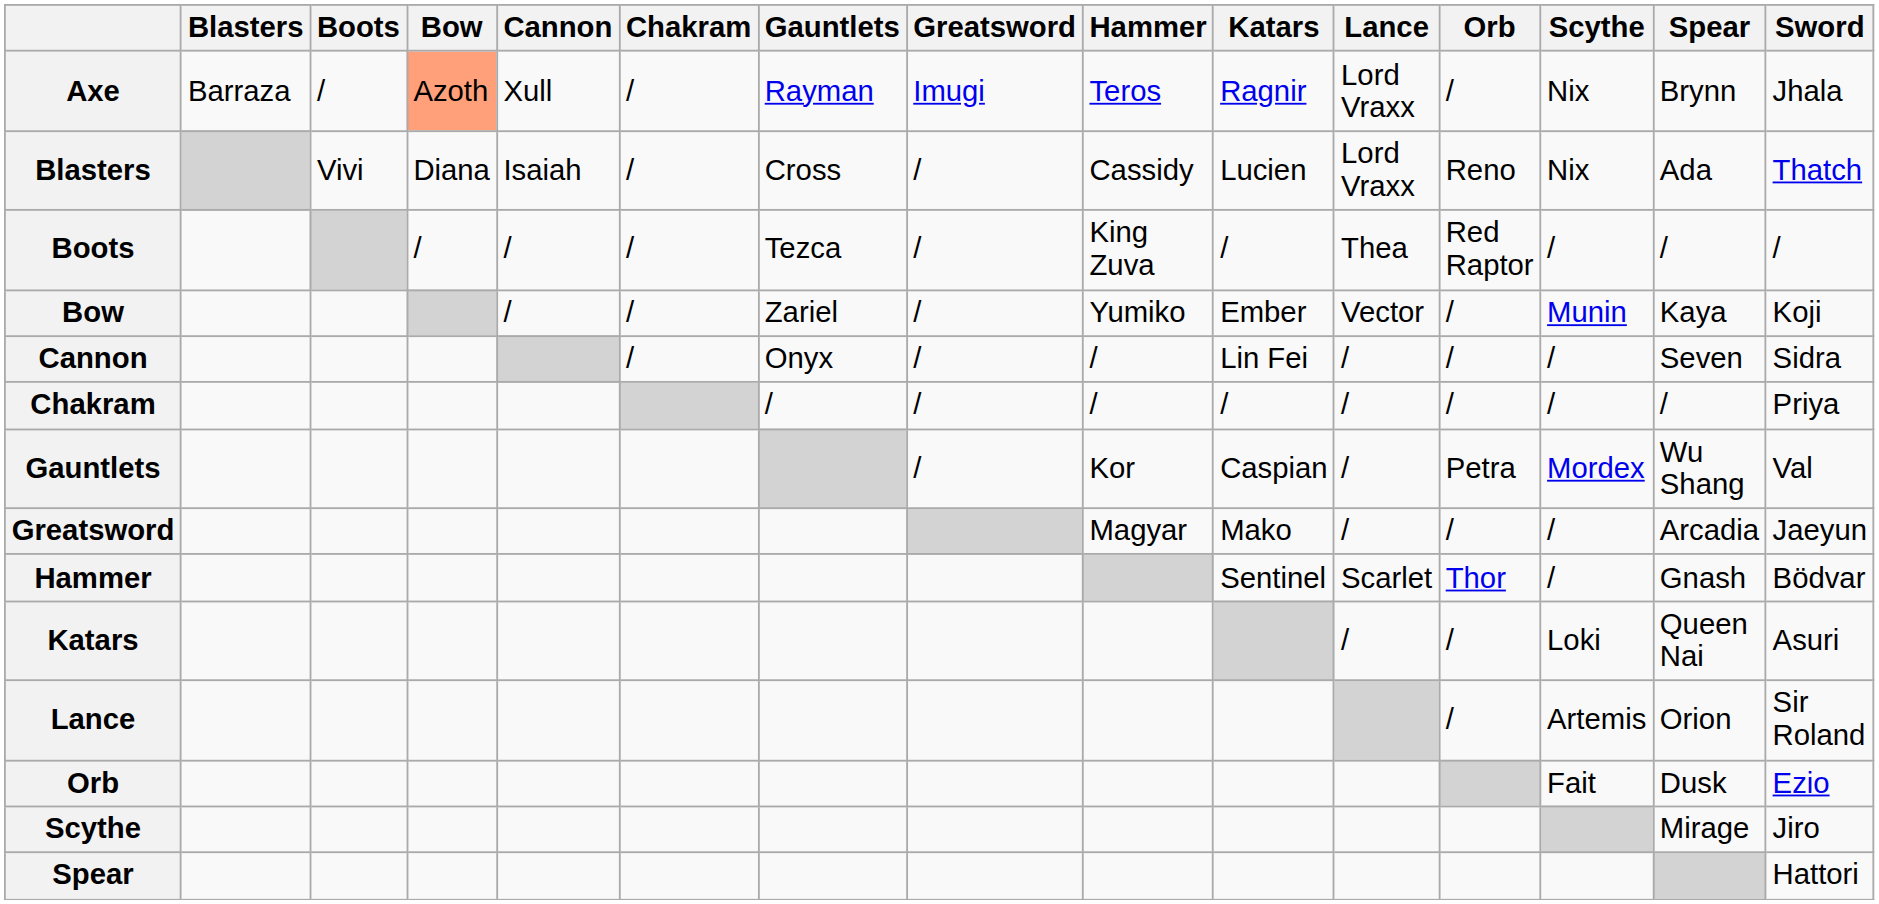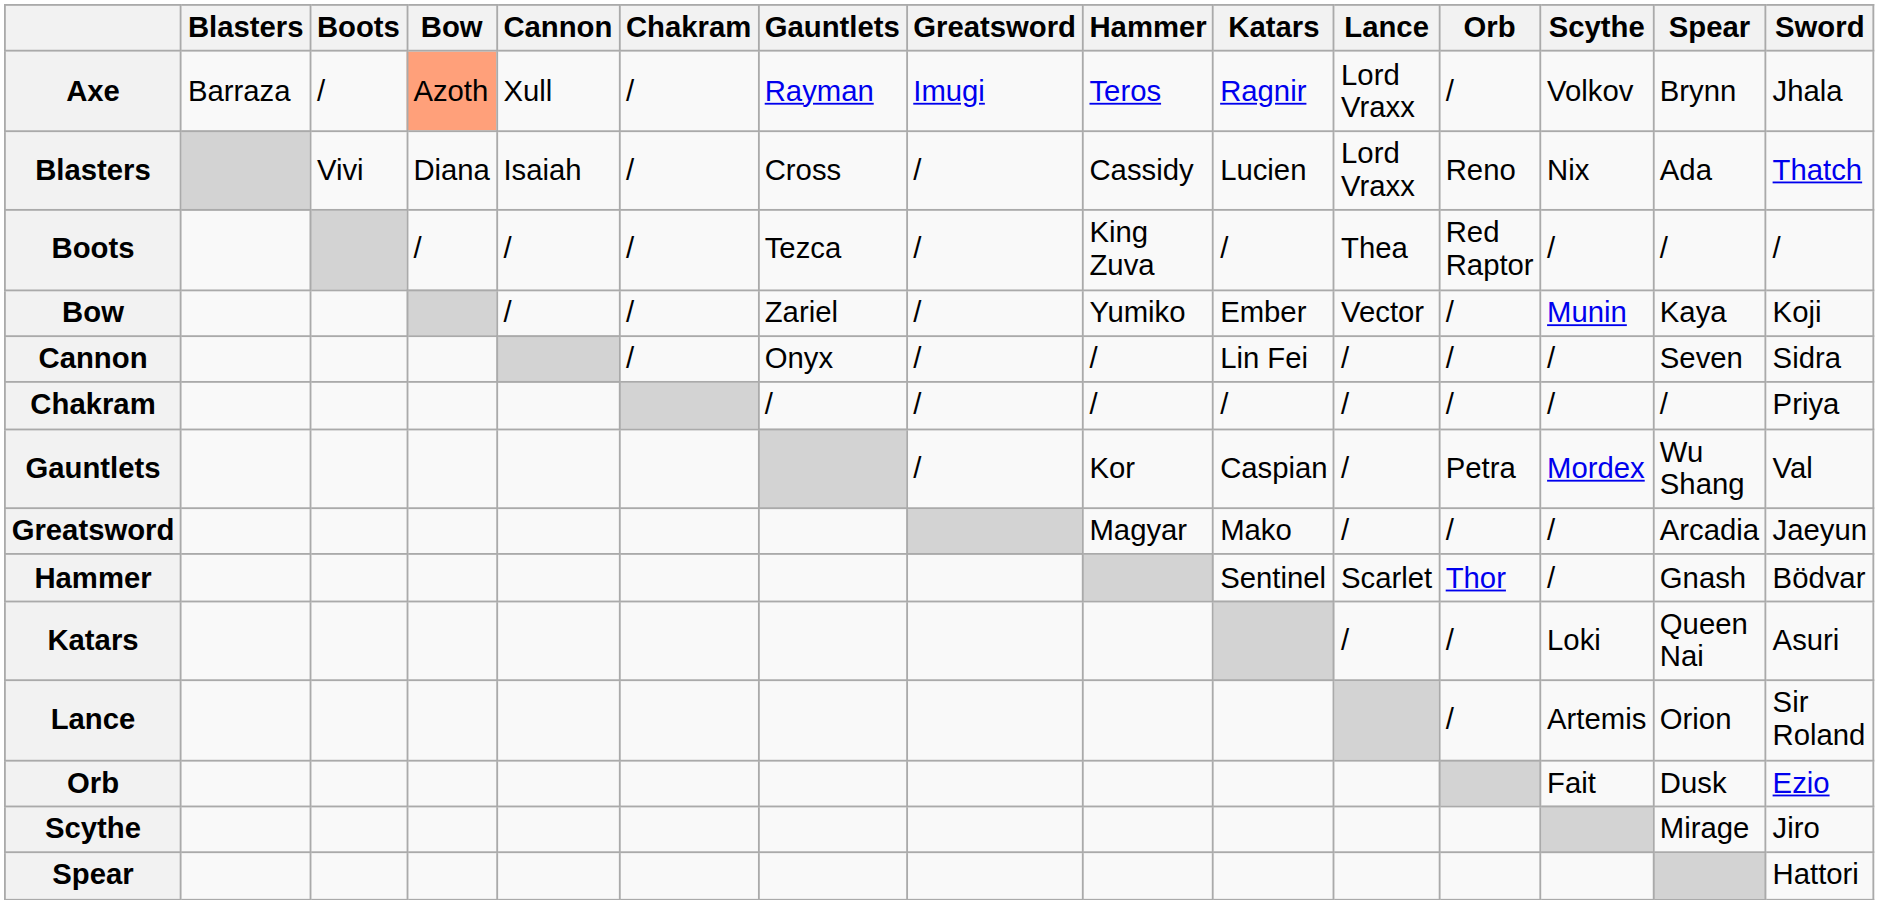(1568, 90) Nix -> (1590, 90) Volkov
